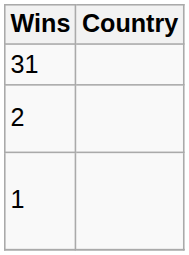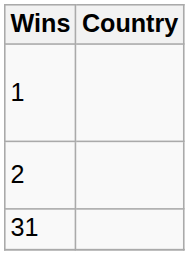rows swapped: (25, 64) <-> (18, 200)
